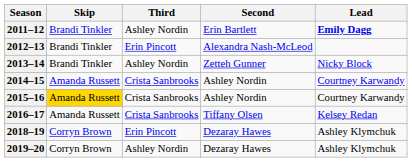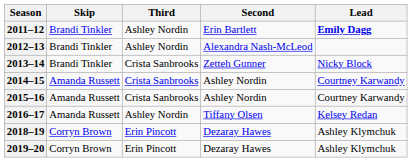(151, 47) Erin Pincott -> (156, 47) Ashley Nordin
(156, 64) Ashley Nordin -> (162, 64) Crista Sanbrooks
(85, 98) gold background -> (85, 98) no background
(162, 115) Crista Sanbrooks -> (156, 115) Ashley Nordin
(156, 149) Ashley Nordin -> (151, 149) Erin Pincott
